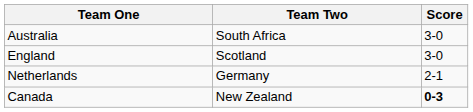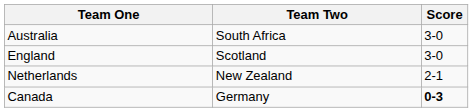(243, 76) Germany -> (254, 76) New Zealand
(254, 96) New Zealand -> (243, 96) Germany
